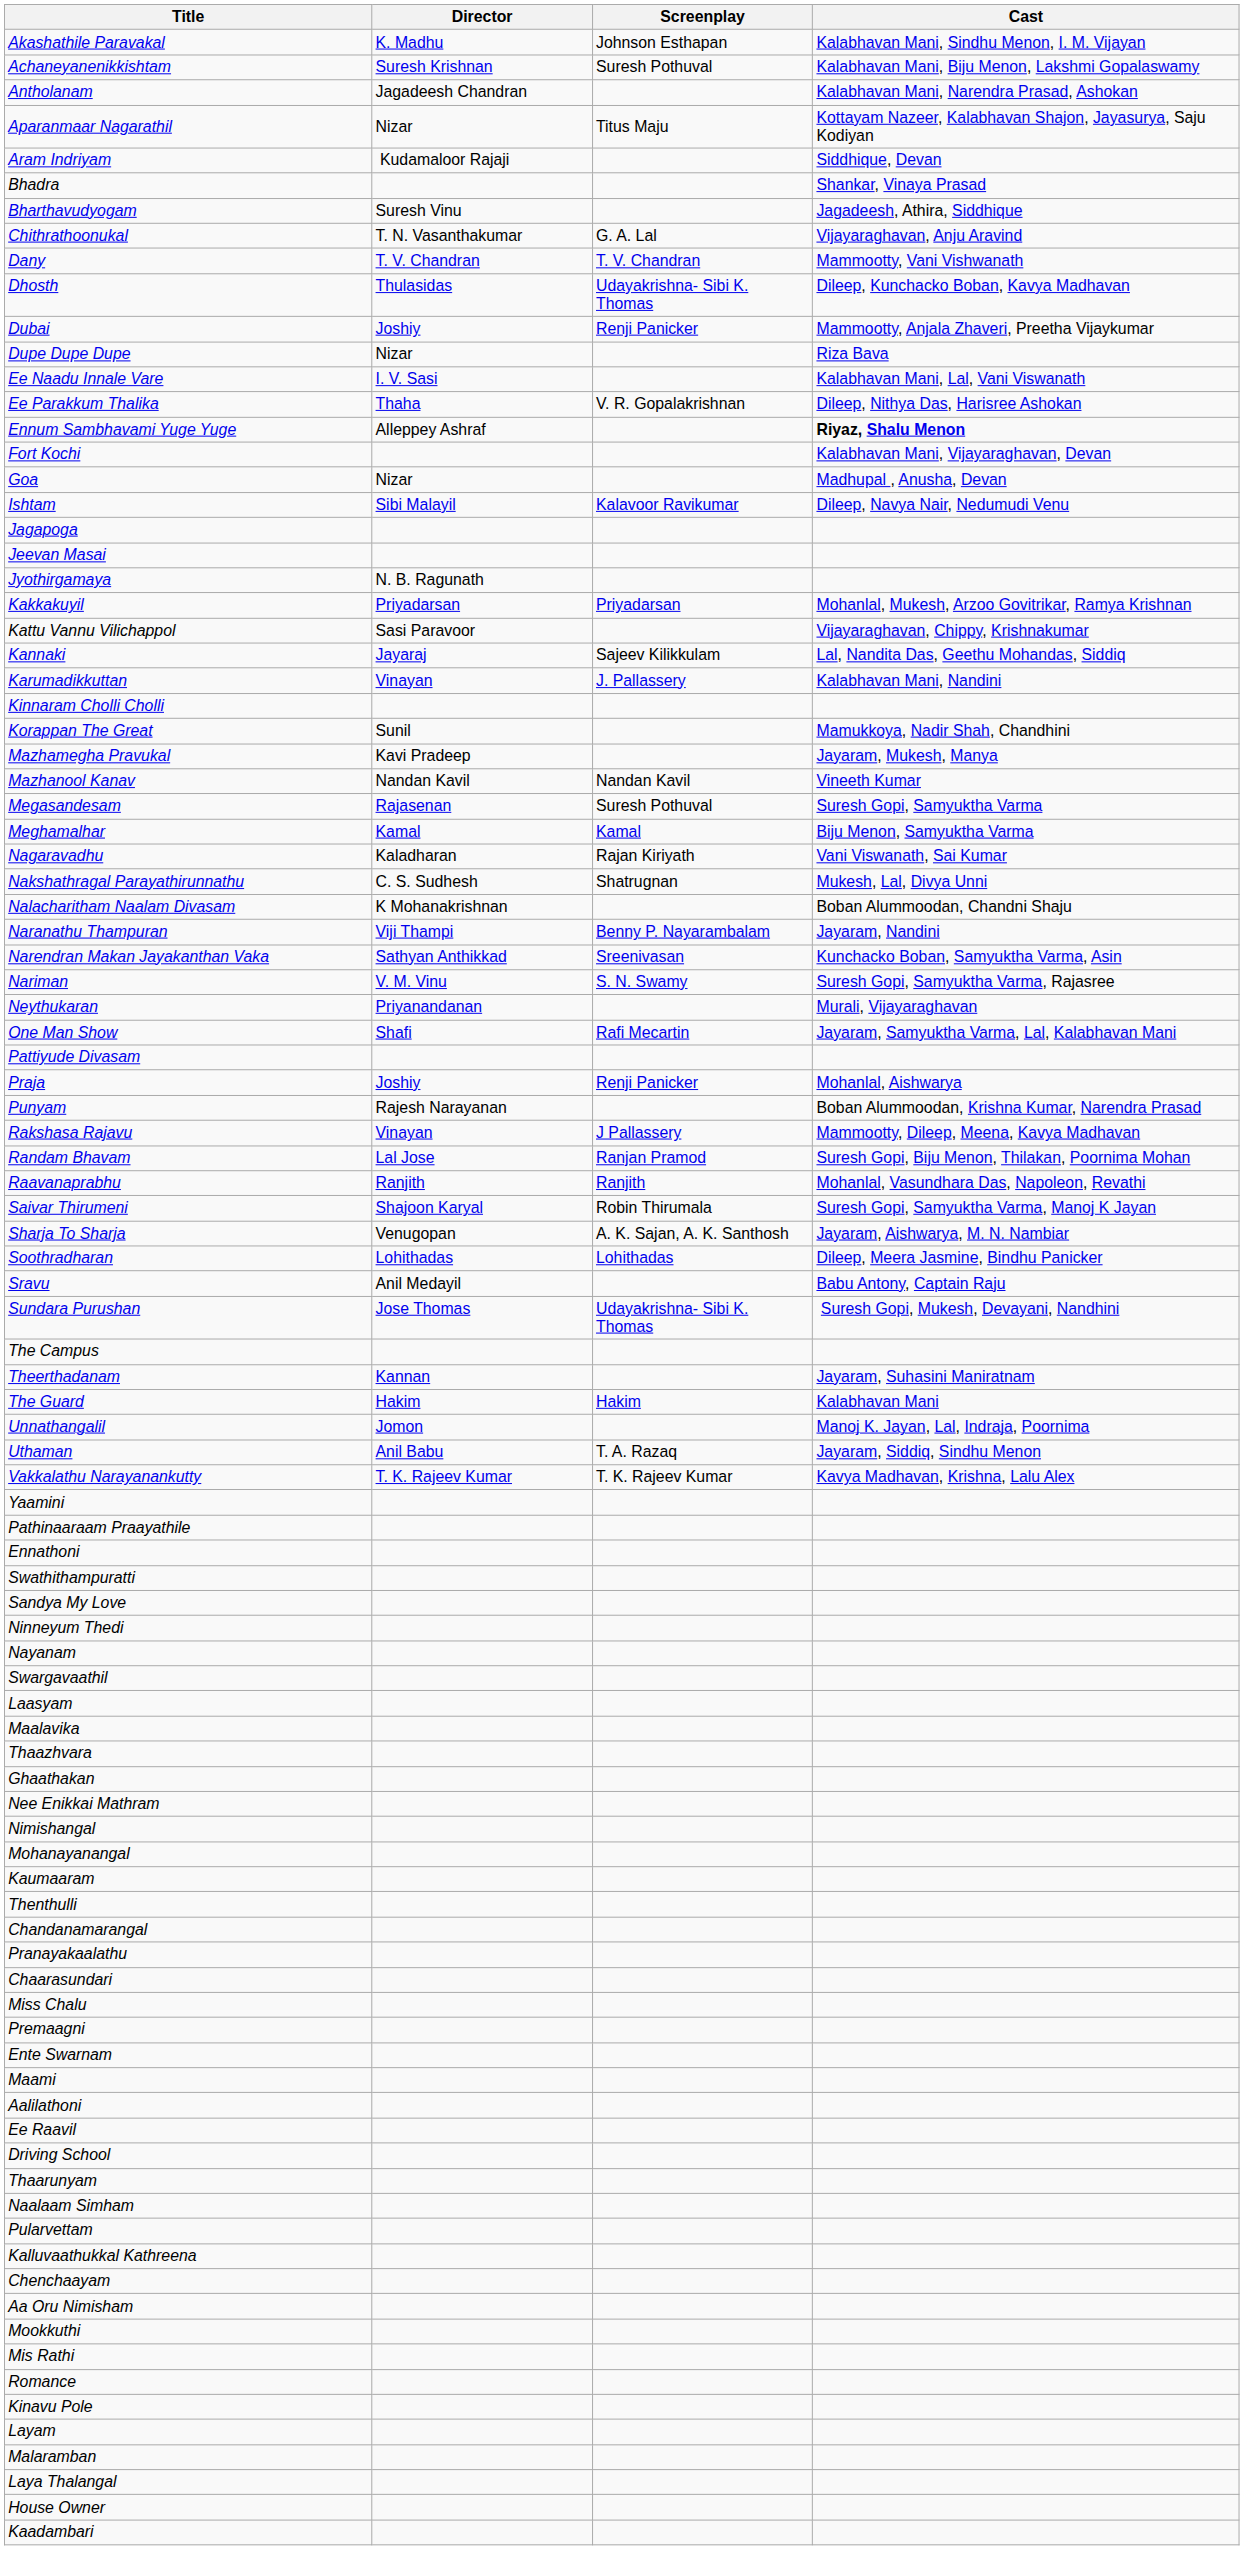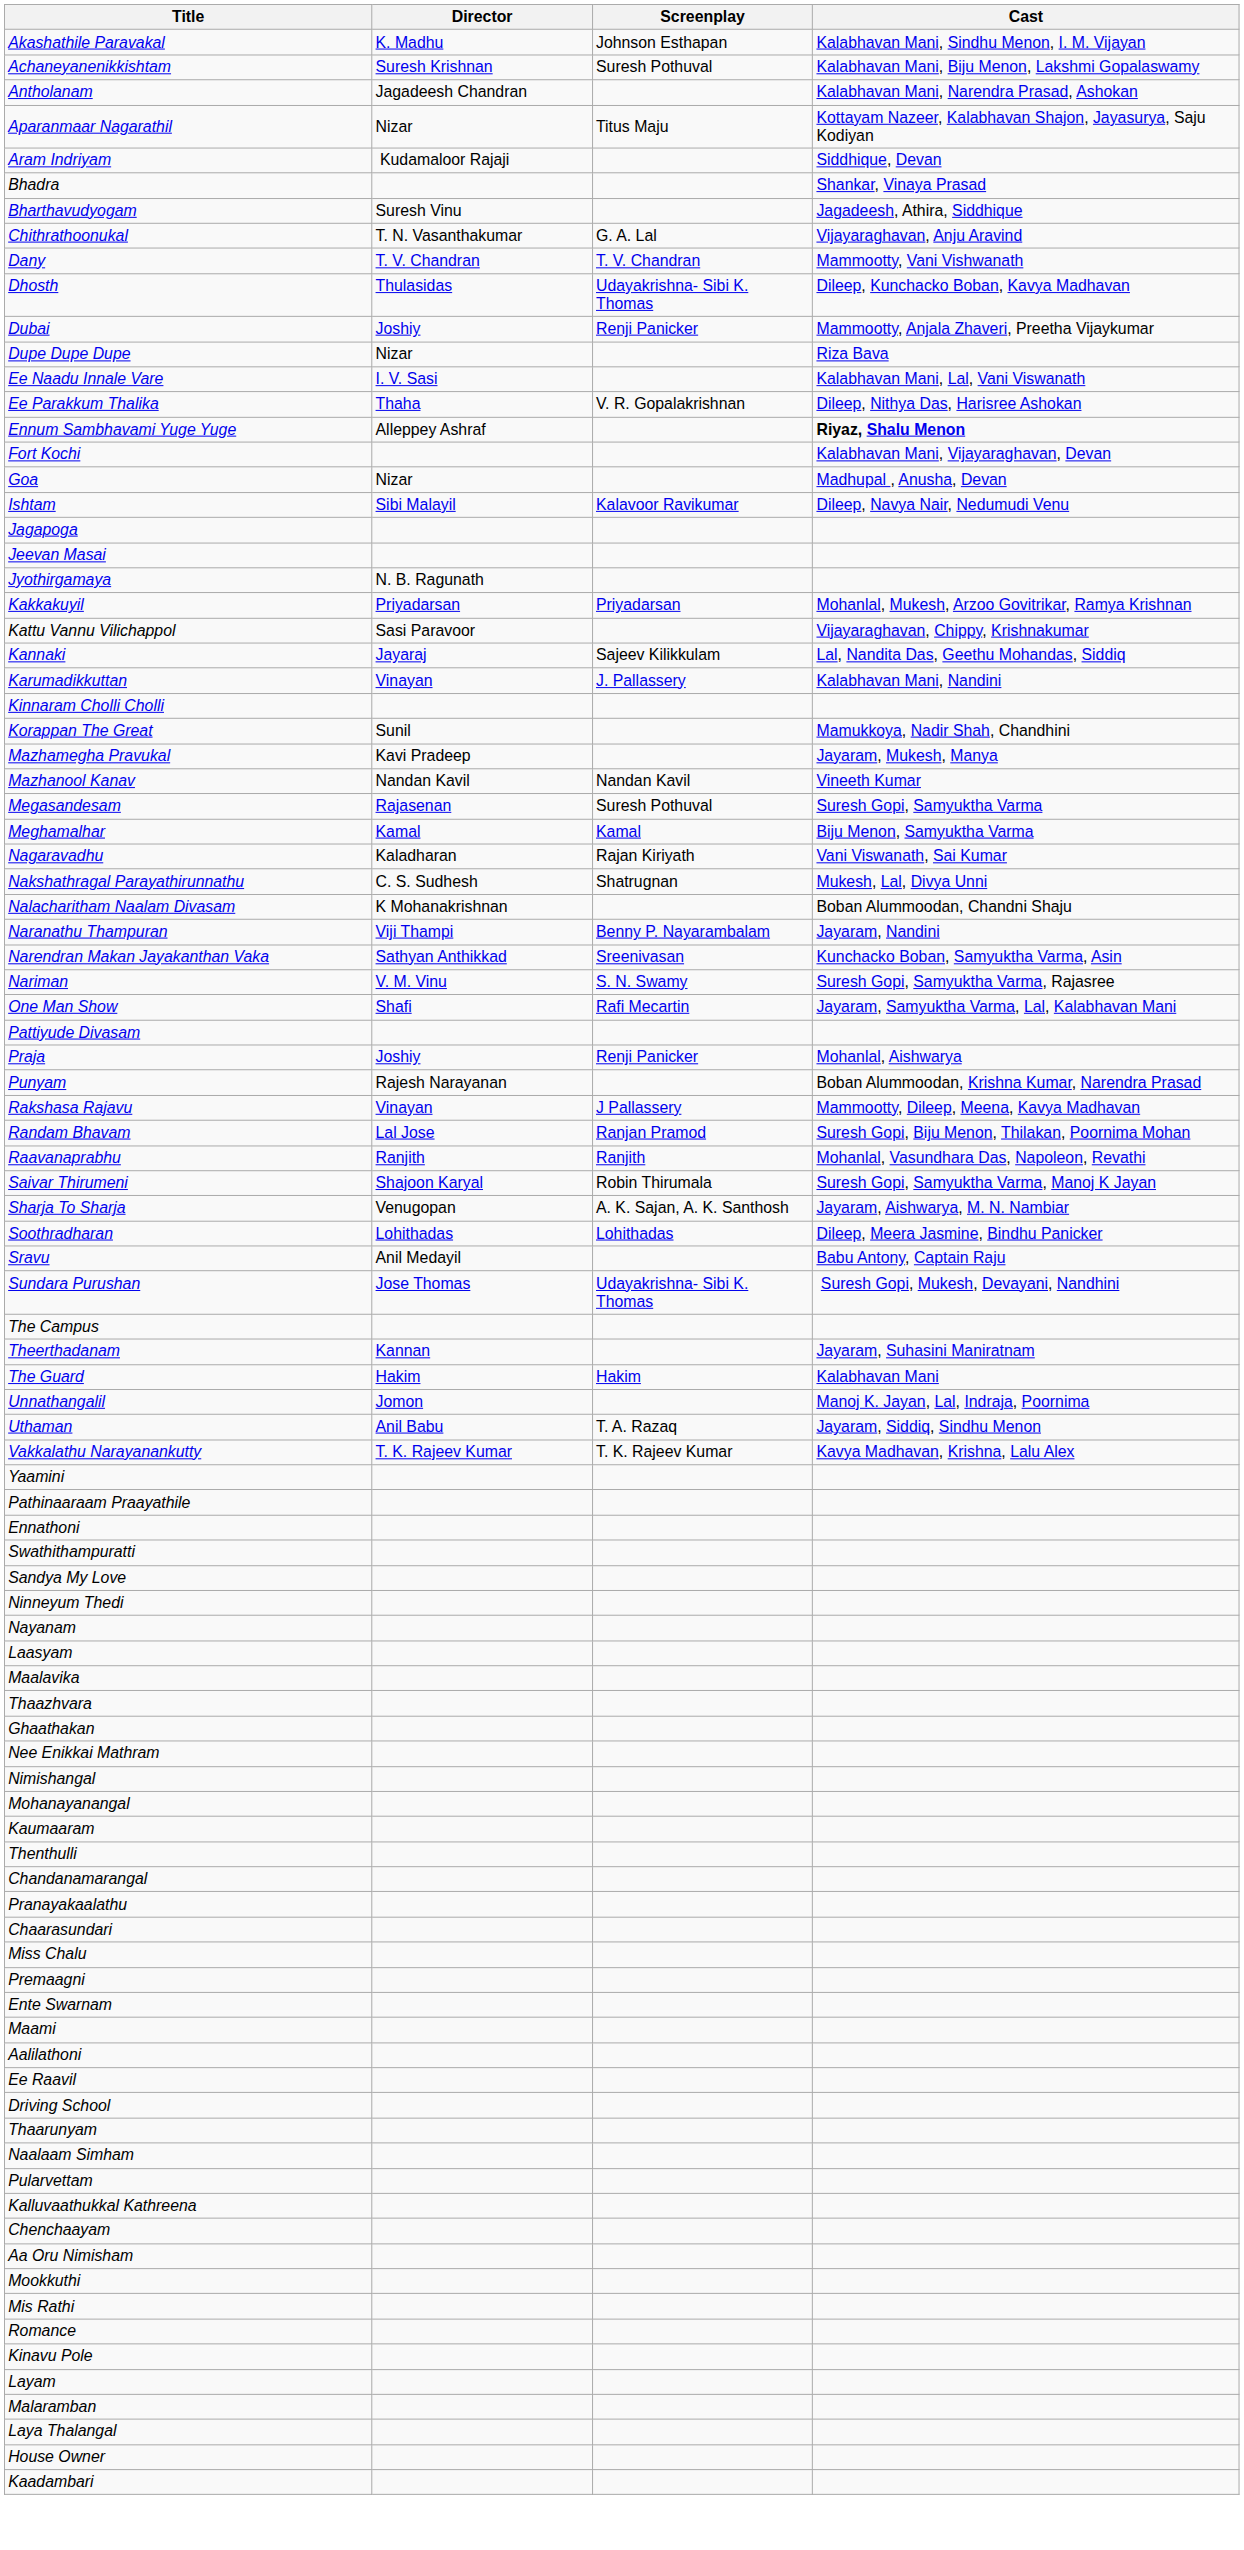- row: (53, 1007)
- row: (58, 1678)
